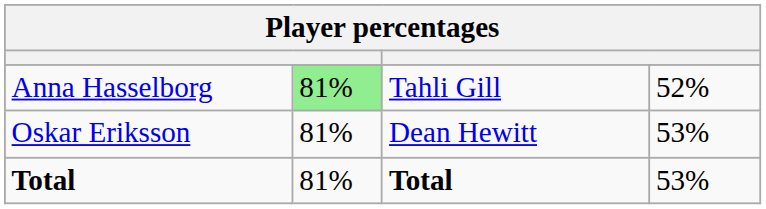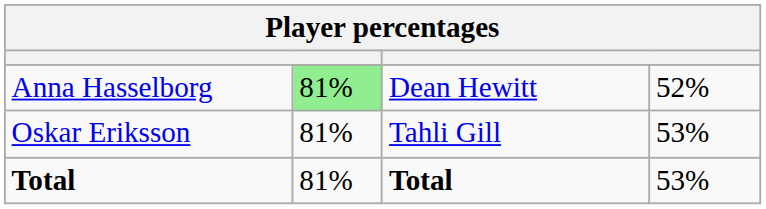(445, 87) Tahli Gill -> (463, 87) Dean Hewitt
(463, 133) Dean Hewitt -> (445, 133) Tahli Gill
